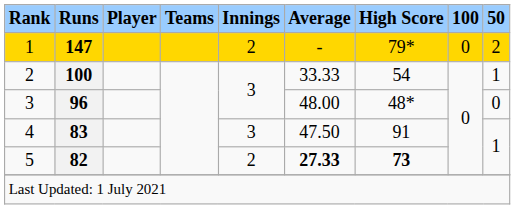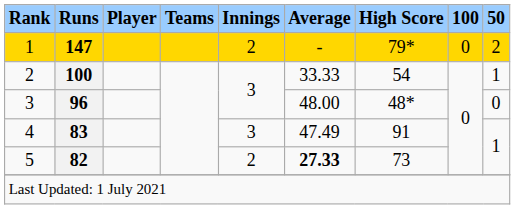(320, 132) 47.50 -> (320, 132) 47.49
(401, 160) bold -> (401, 160) normal
